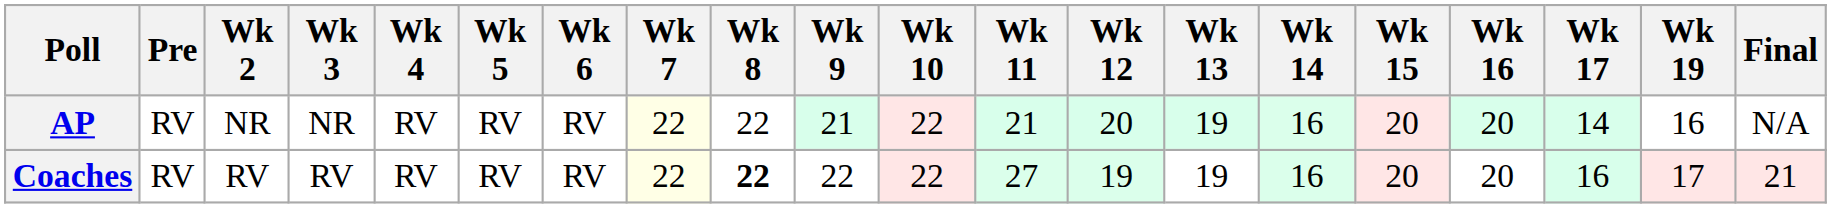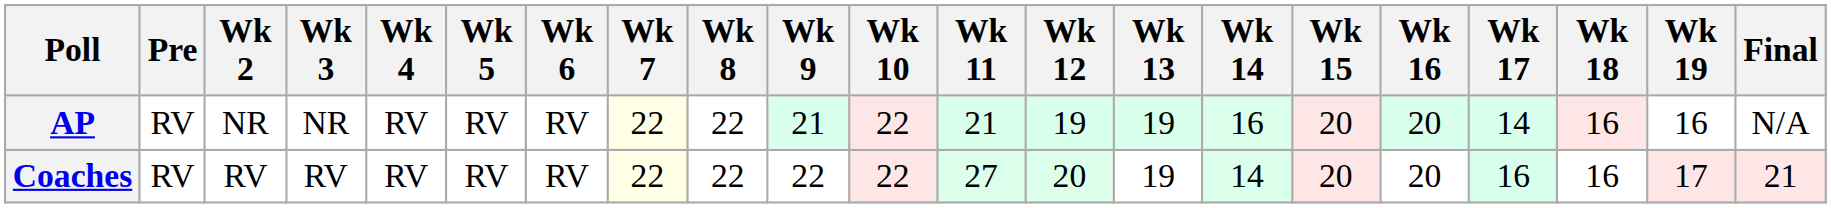+ column: (1602, 50)
(1116, 122) 20 -> (1069, 122) 19
(753, 175) bold -> (728, 175) normal
(1116, 175) 19 -> (1069, 175) 20
(1307, 175) 16 -> (1247, 175) 14
